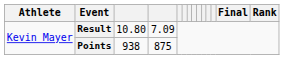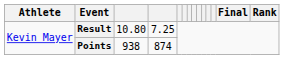(163, 29) 7.09 -> (163, 29) 7.25
(163, 46) 875 -> (163, 46) 874
